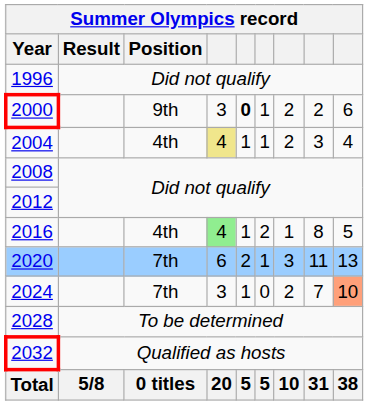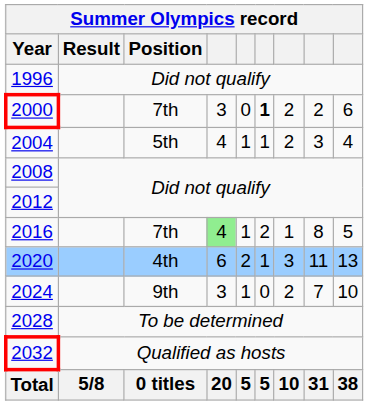(165, 110) 9th -> (165, 110) 7th
(246, 110) bold -> (246, 110) normal
(265, 110) normal -> (265, 110) bold
(165, 142) 4th -> (165, 142) 5th
(221, 142) khaki background -> (221, 142) no background
(165, 231) 4th -> (165, 231) 7th
(165, 261) 7th -> (165, 261) 4th
(165, 291) 7th -> (165, 291) 9th
(348, 291) lightsalmon background -> (348, 291) no background
